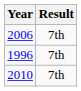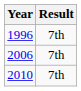rows swapped: (20, 55) <-> (20, 34)
